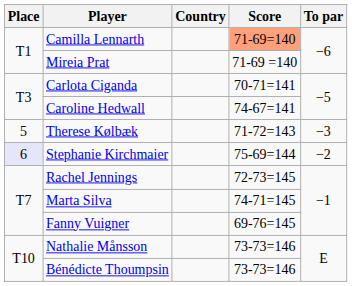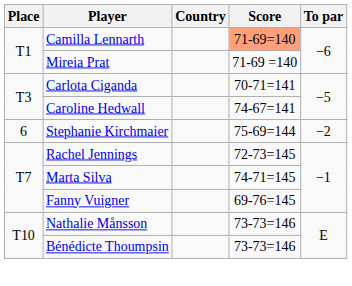- row: (92, 131)
(24, 154) lavender background -> (24, 131) no background
